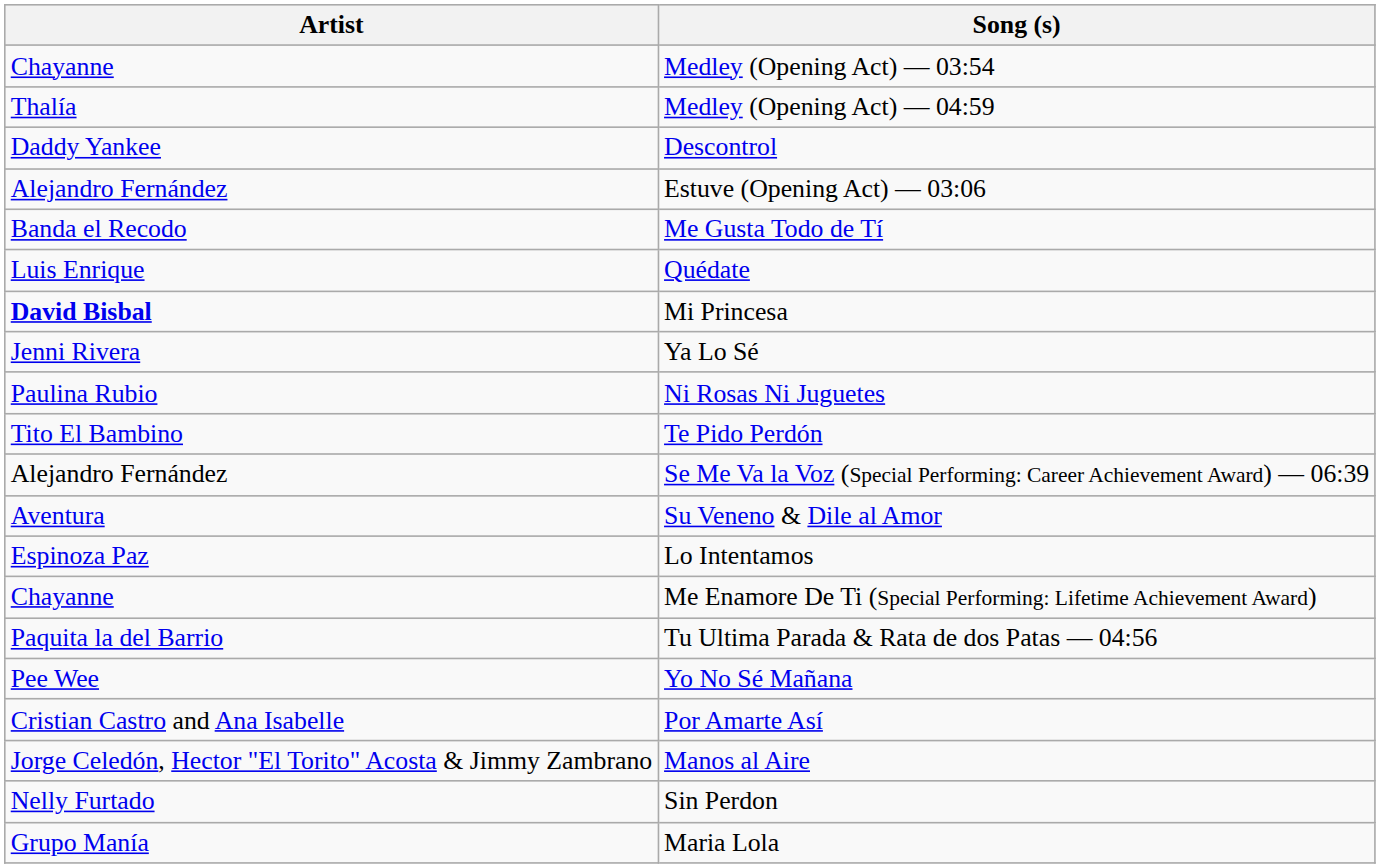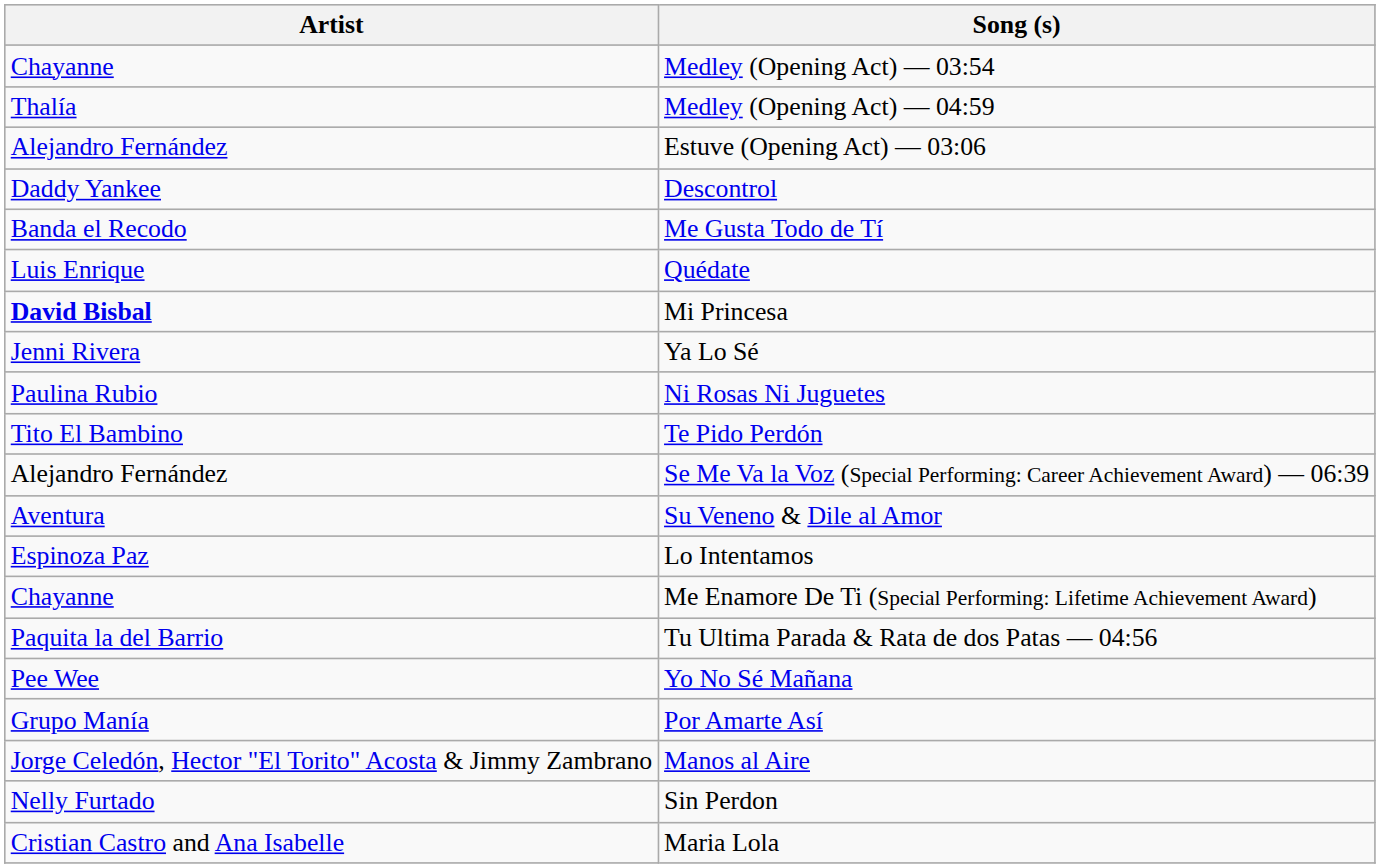rows swapped: (825, 188) <-> (721, 147)
(177, 719) Cristian Castro and Ana Isabelle -> (80, 719) Grupo Manía
(80, 842) Grupo Manía -> (177, 842) Cristian Castro and Ana Isabelle
